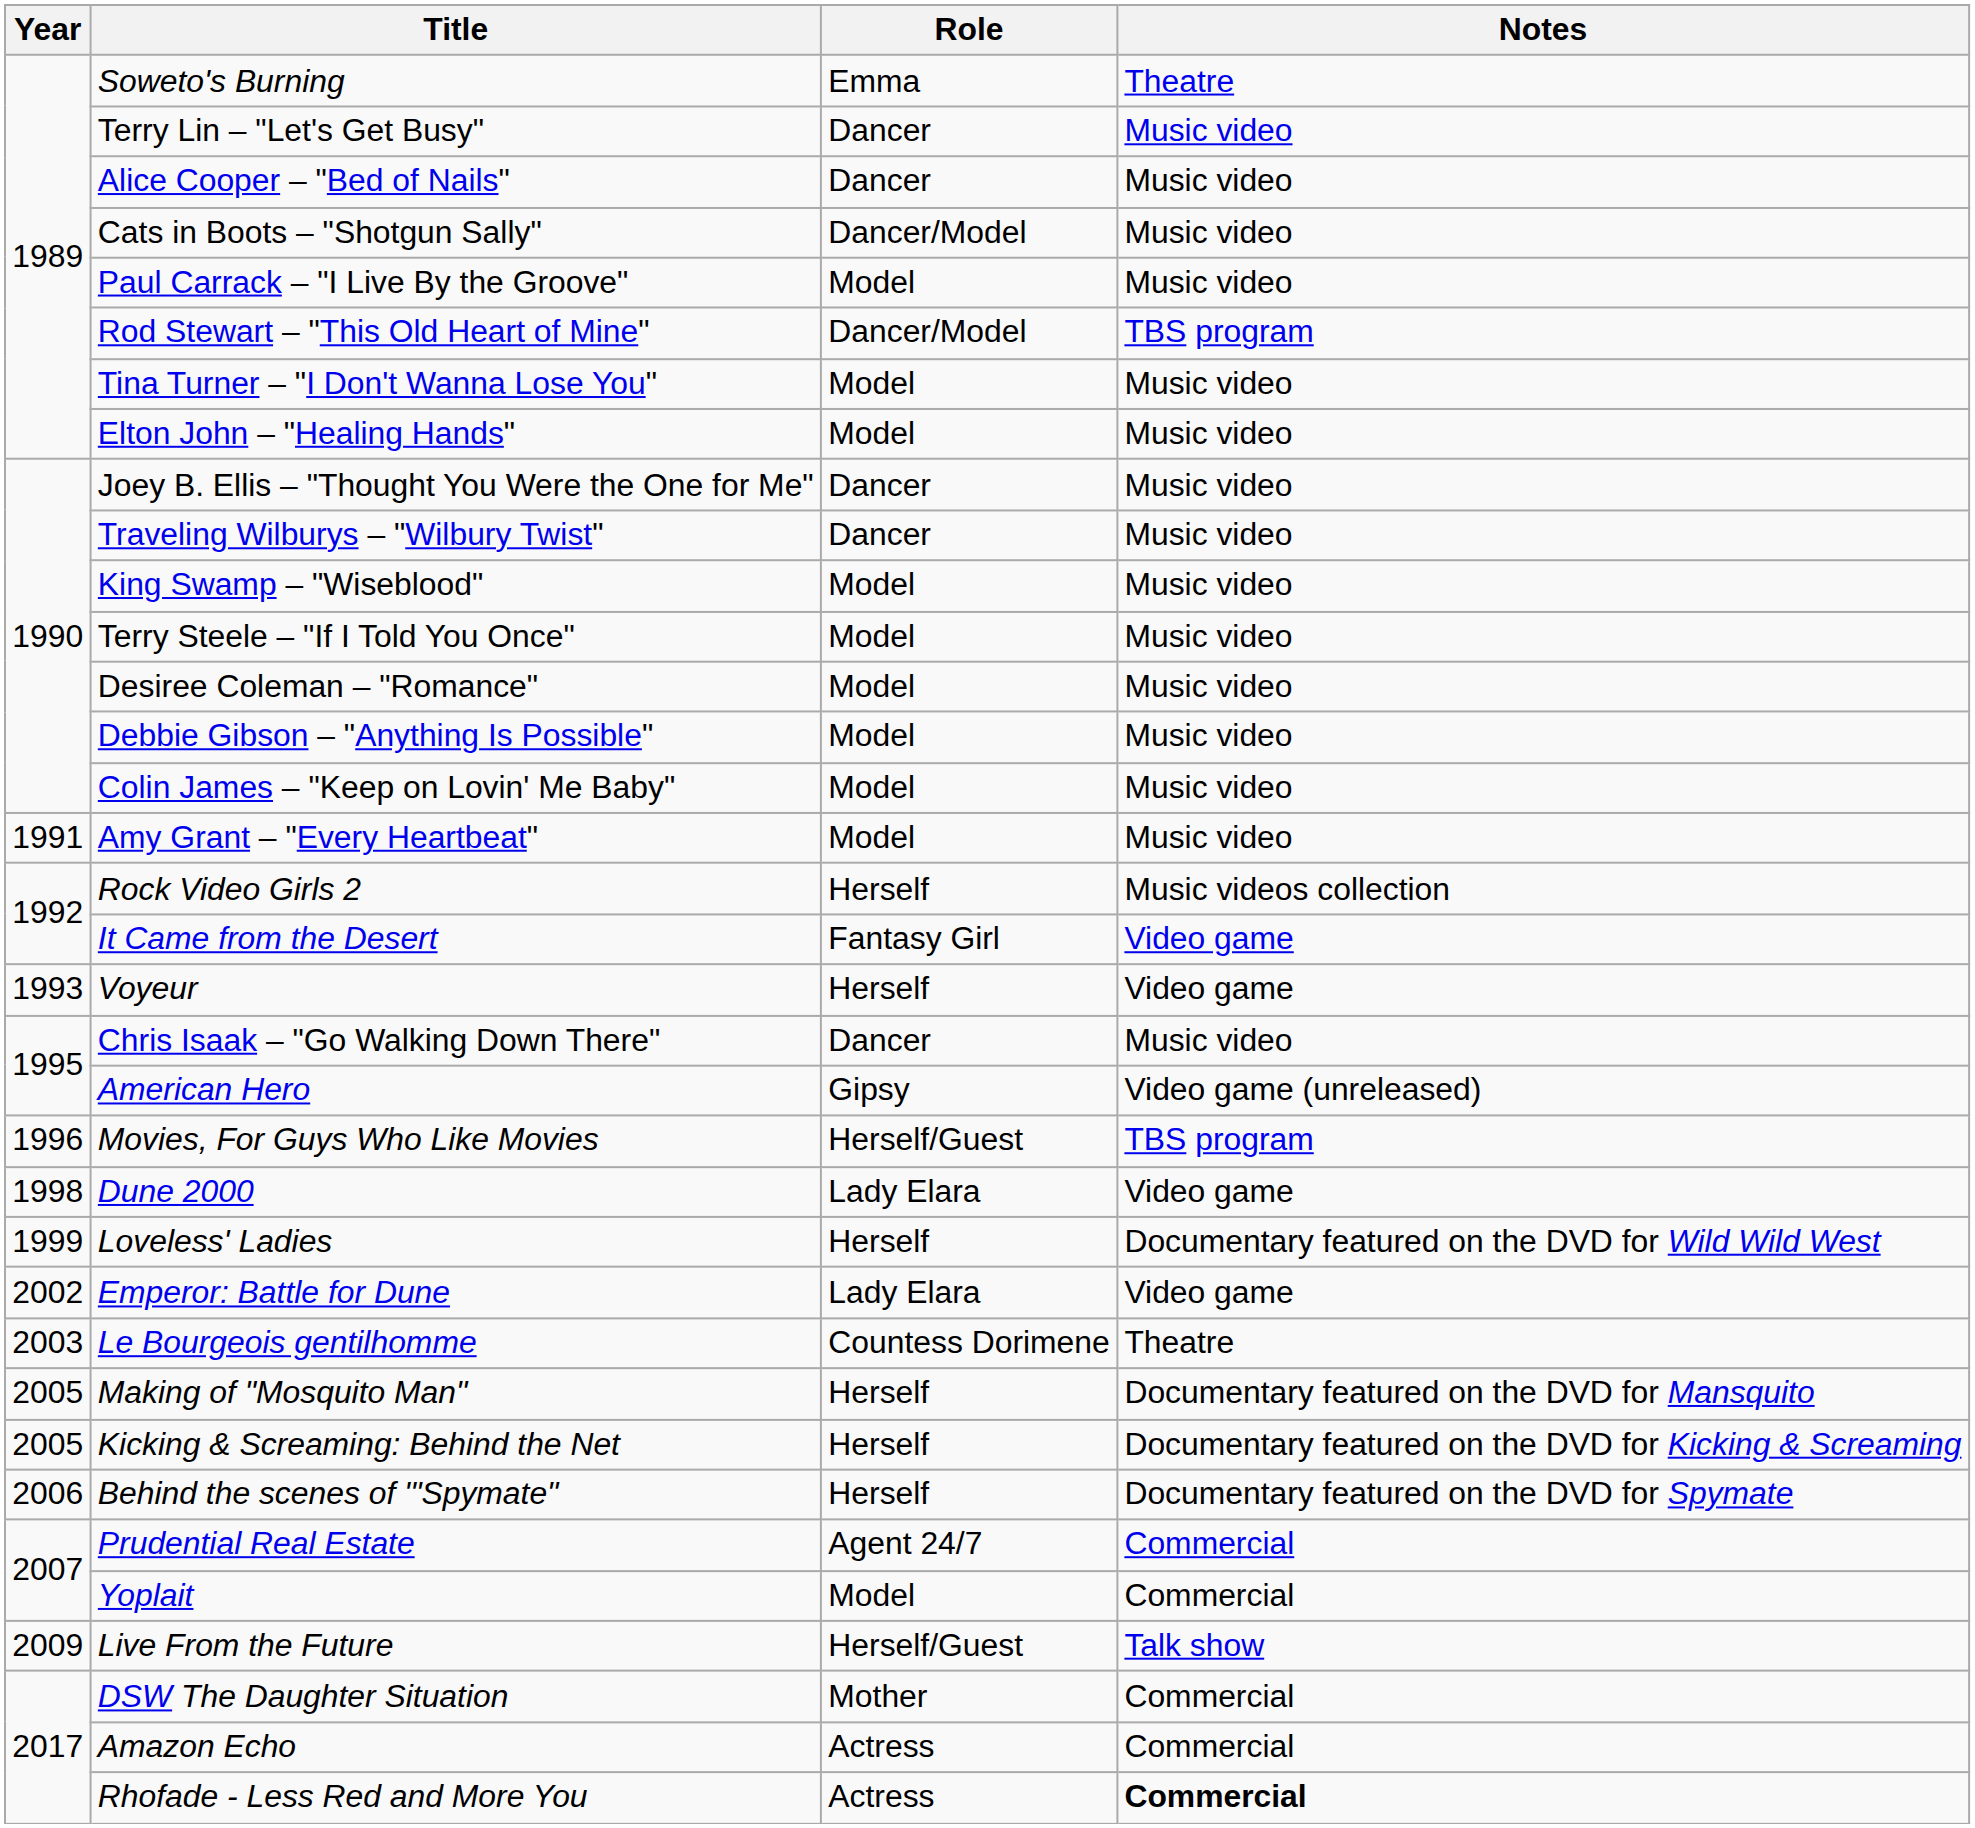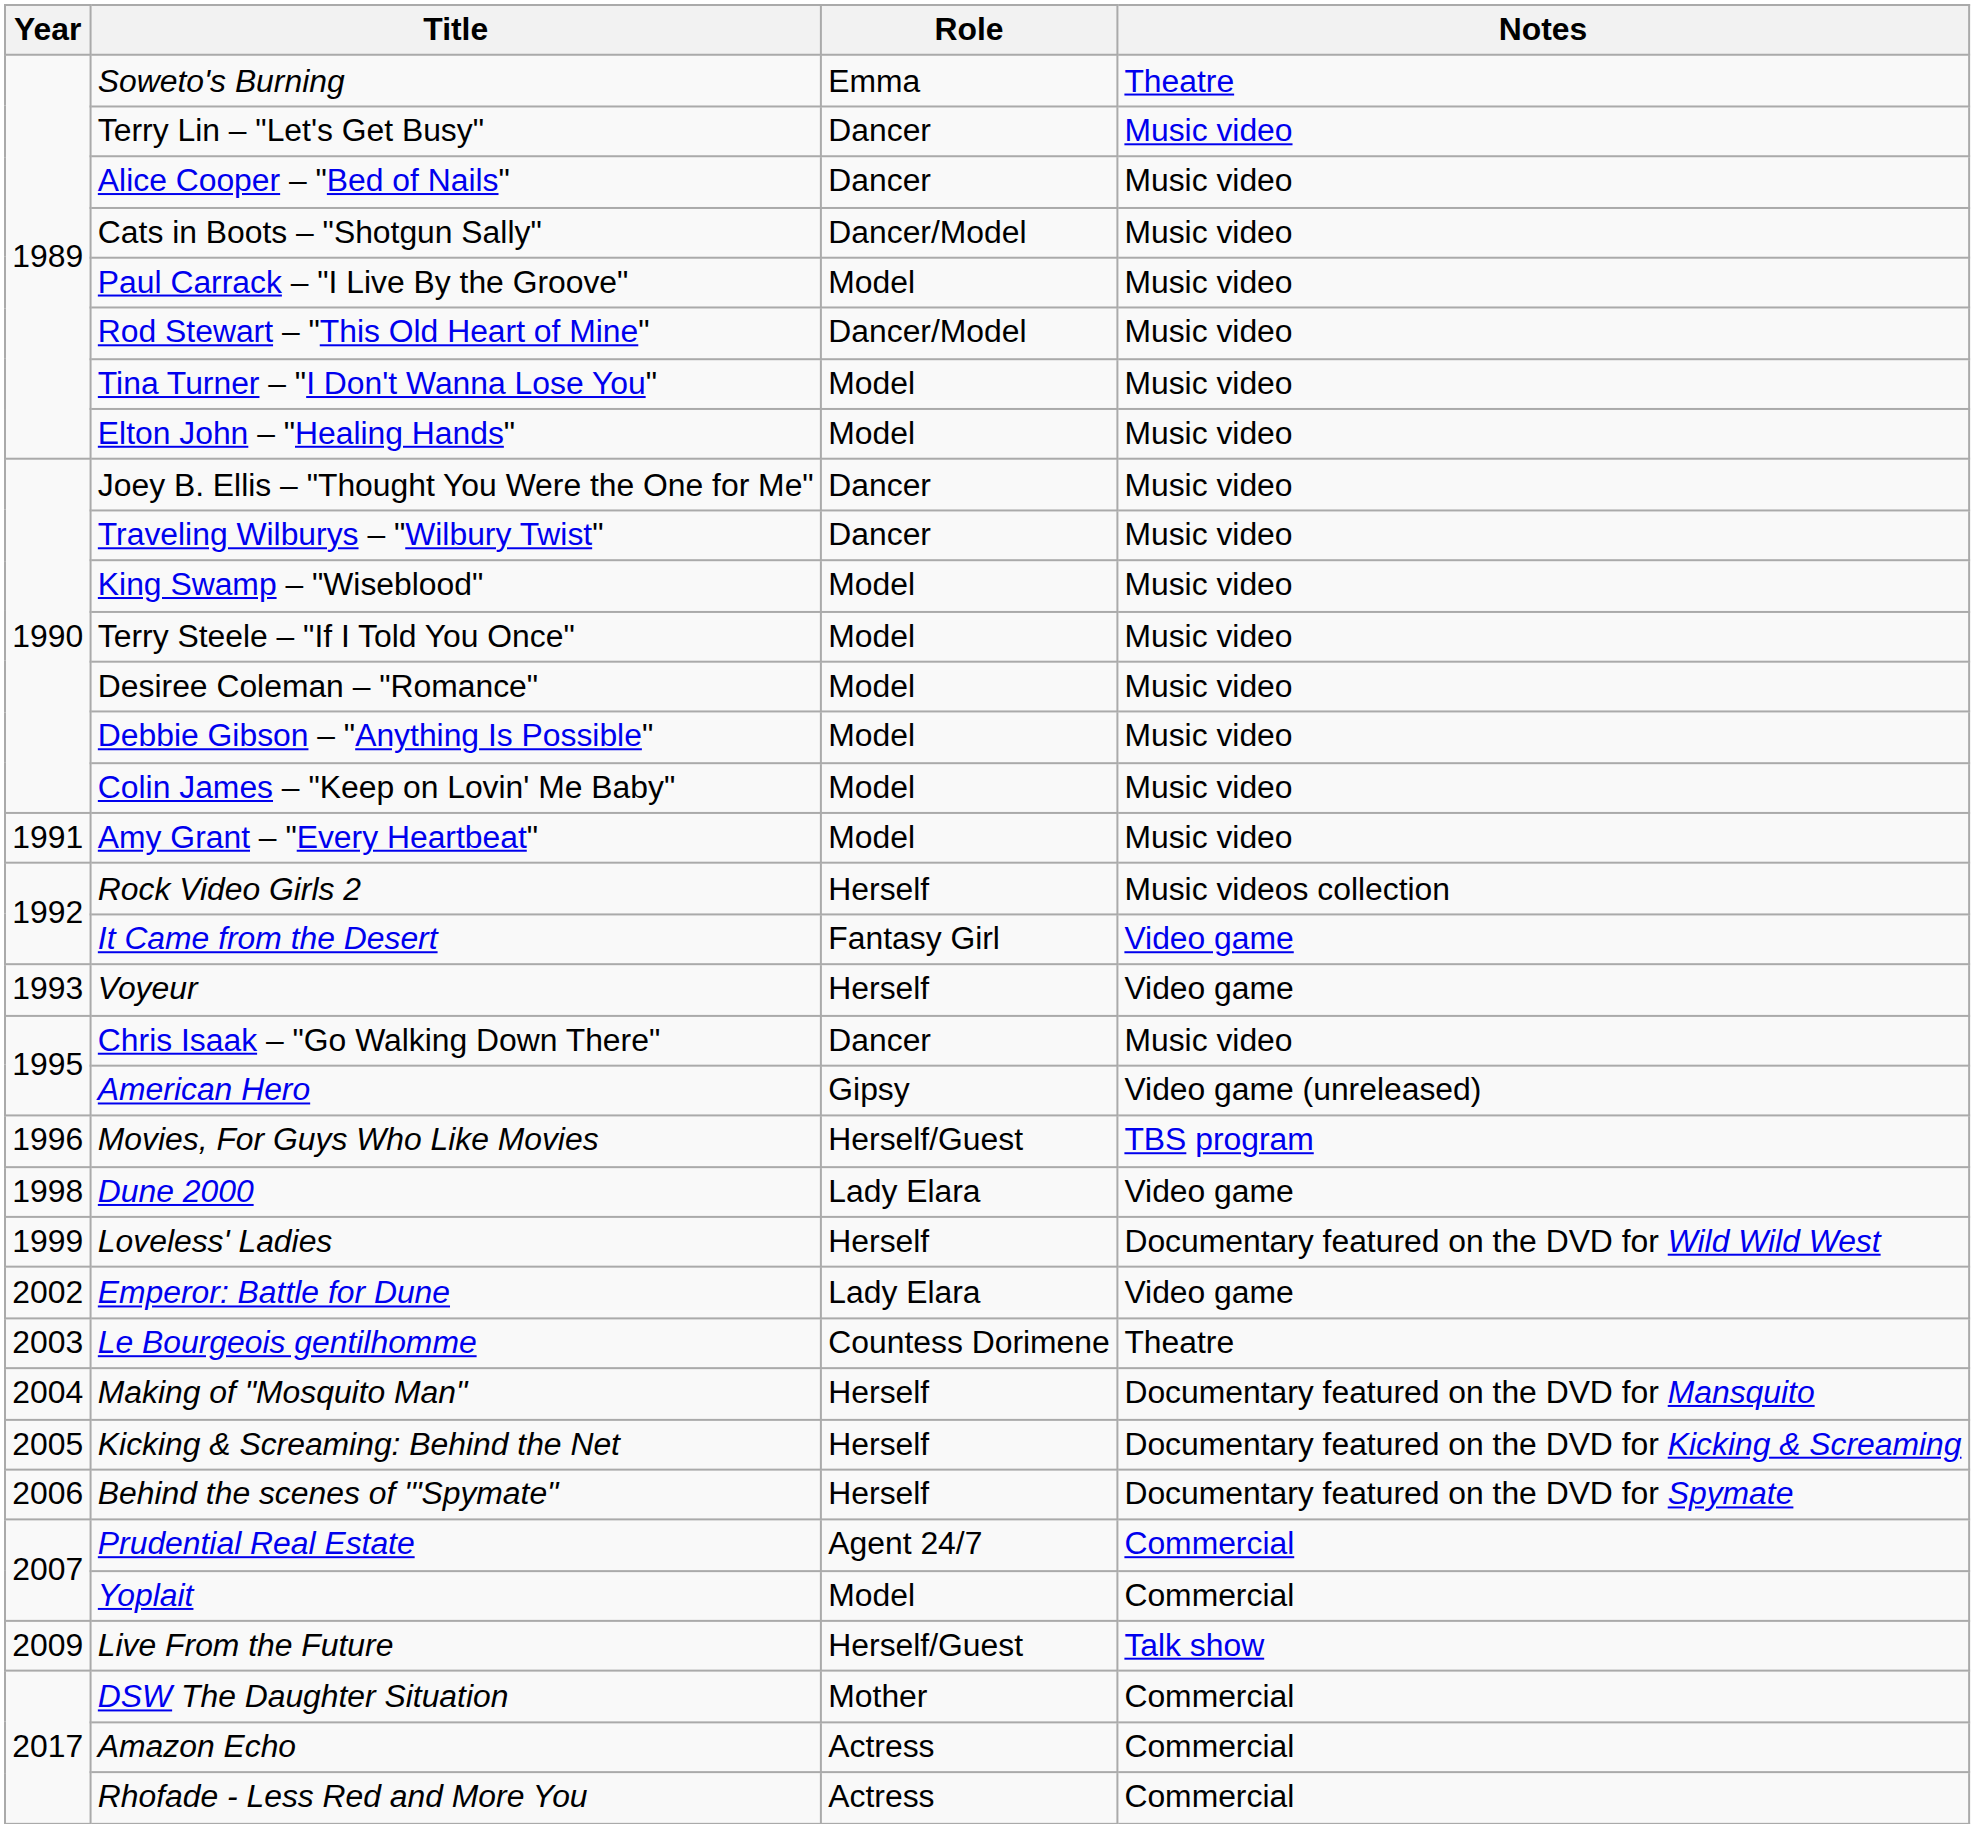(1219, 332) TBS program -> (1208, 332) Music video
(48, 1393) 2005 -> (48, 1393) 2004
(1216, 1797) bold -> (1209, 1797) normal
